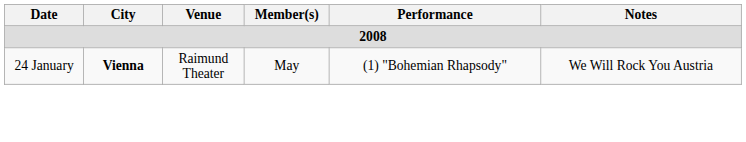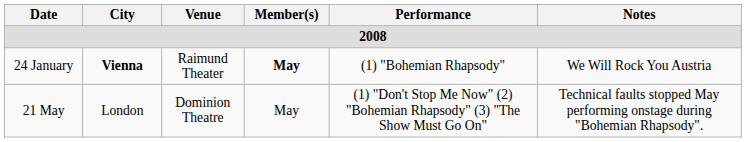(287, 66) normal -> (287, 66) bold
+ row: (44, 110)
